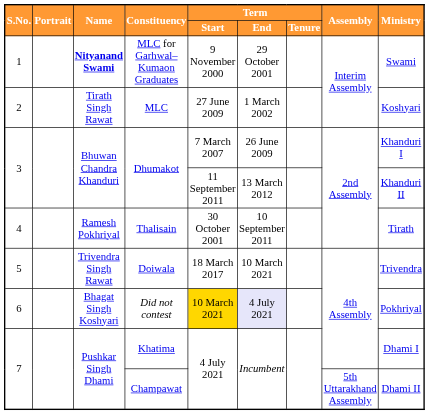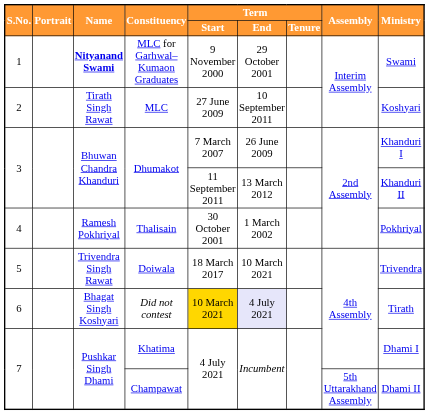(262, 107) 1 March 2002 -> (262, 107) 10 September 2011
(262, 228) 10 September 2011 -> (262, 228) 1 March 2002
(401, 228) Tirath -> (401, 228) Pokhriyal
(401, 308) Pokhriyal -> (401, 308) Tirath
